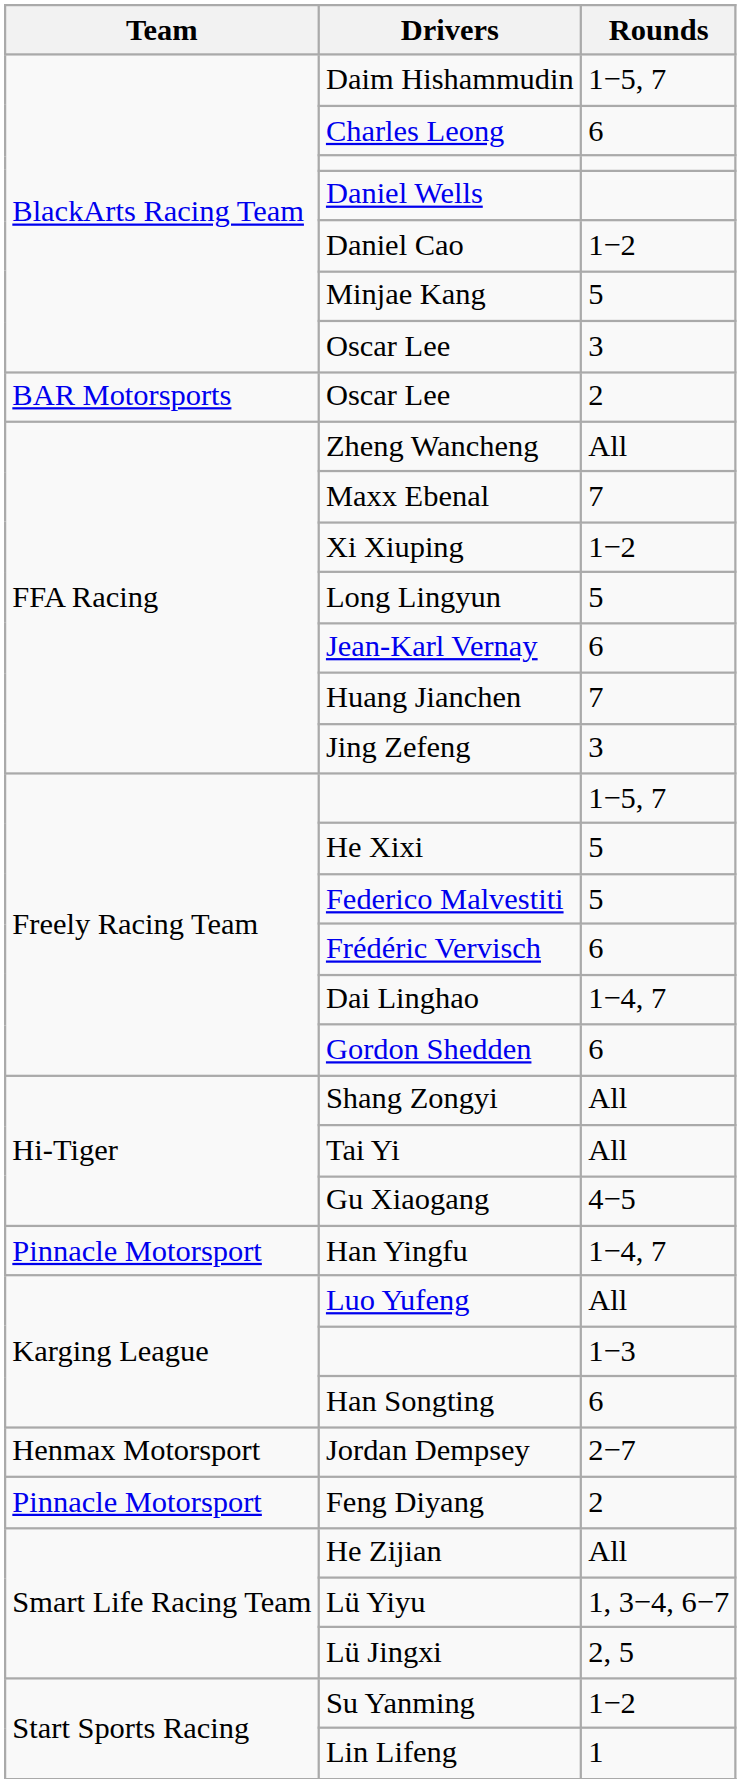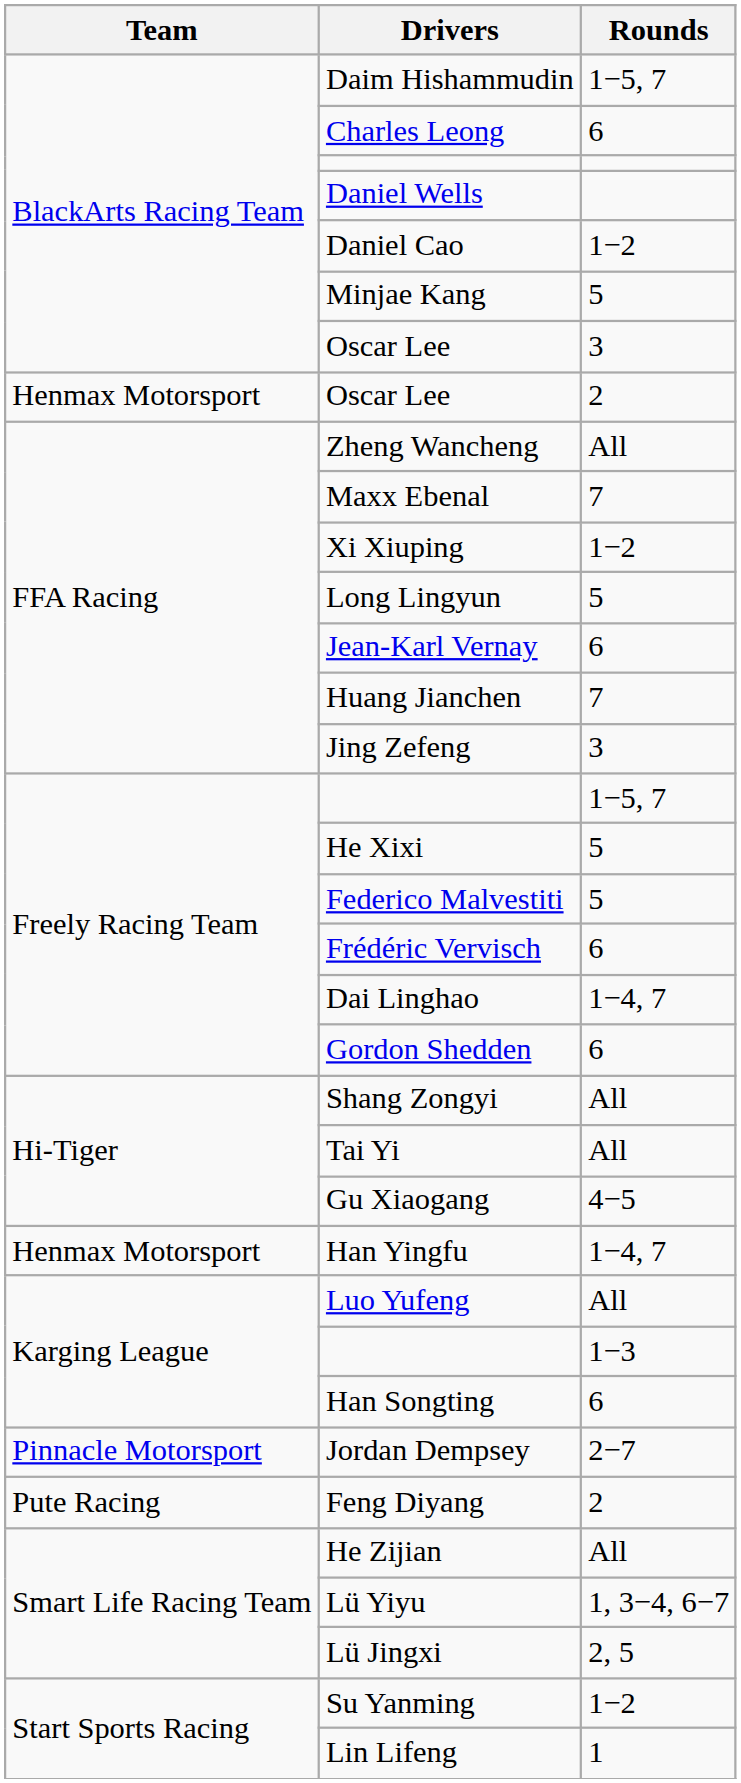(122, 395) BAR Motorsports -> (136, 395) Henmax Motorsport
(137, 1249) Pinnacle Motorsport -> (136, 1249) Henmax Motorsport
(136, 1450) Henmax Motorsport -> (137, 1450) Pinnacle Motorsport
(137, 1501) Pinnacle Motorsport -> (86, 1501) Pute Racing
